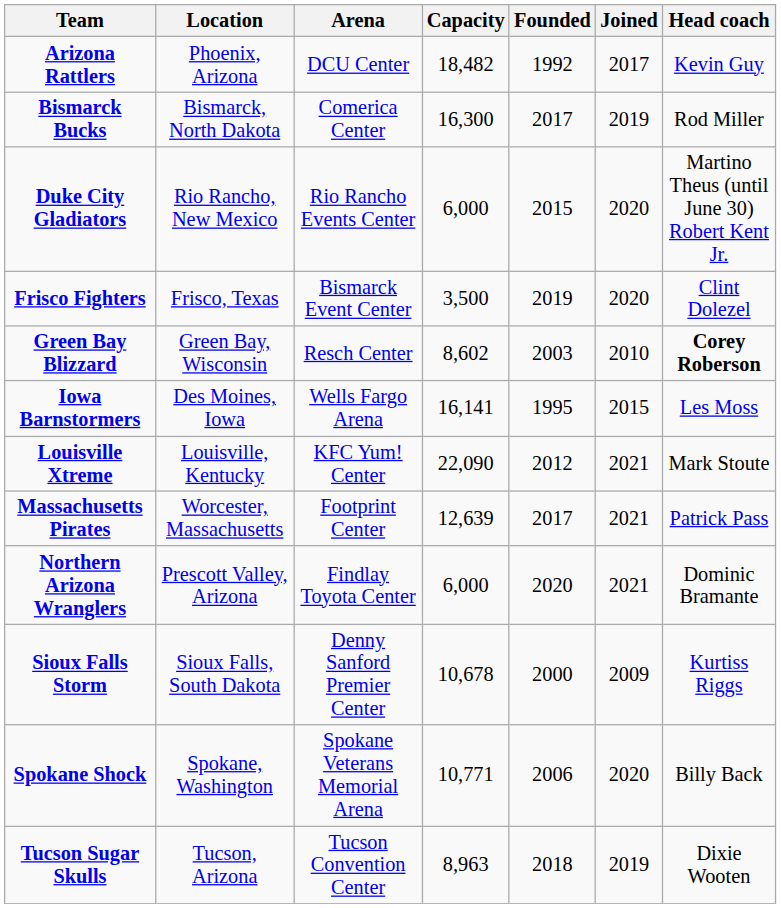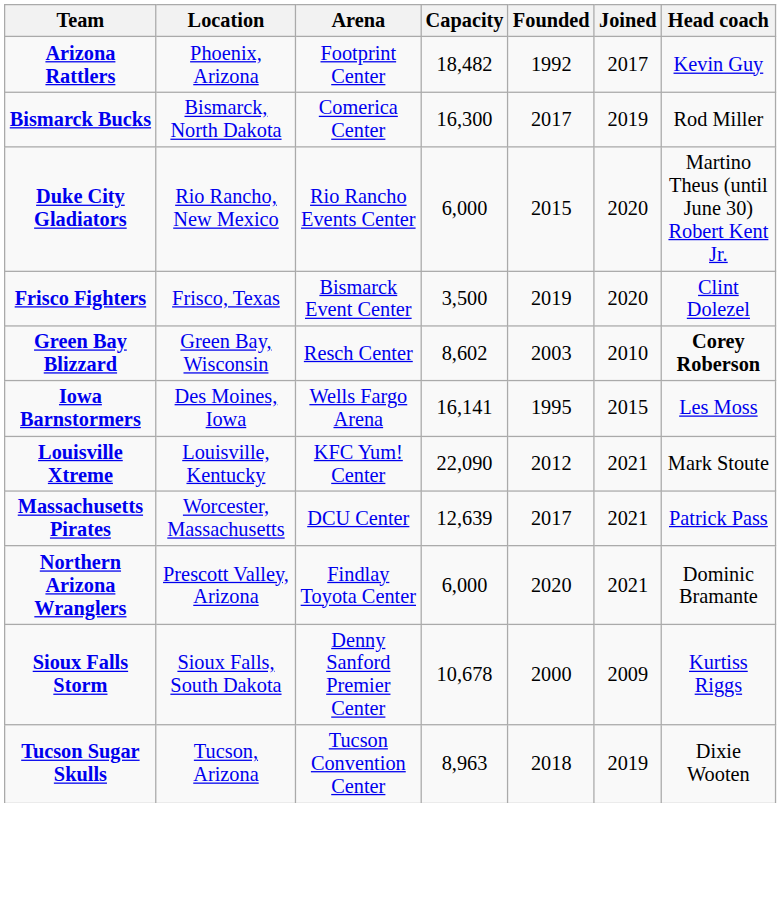(358, 64) DCU Center -> (358, 64) Footprint Center
(358, 518) Footprint Center -> (358, 518) DCU Center
- row: (80, 775)
